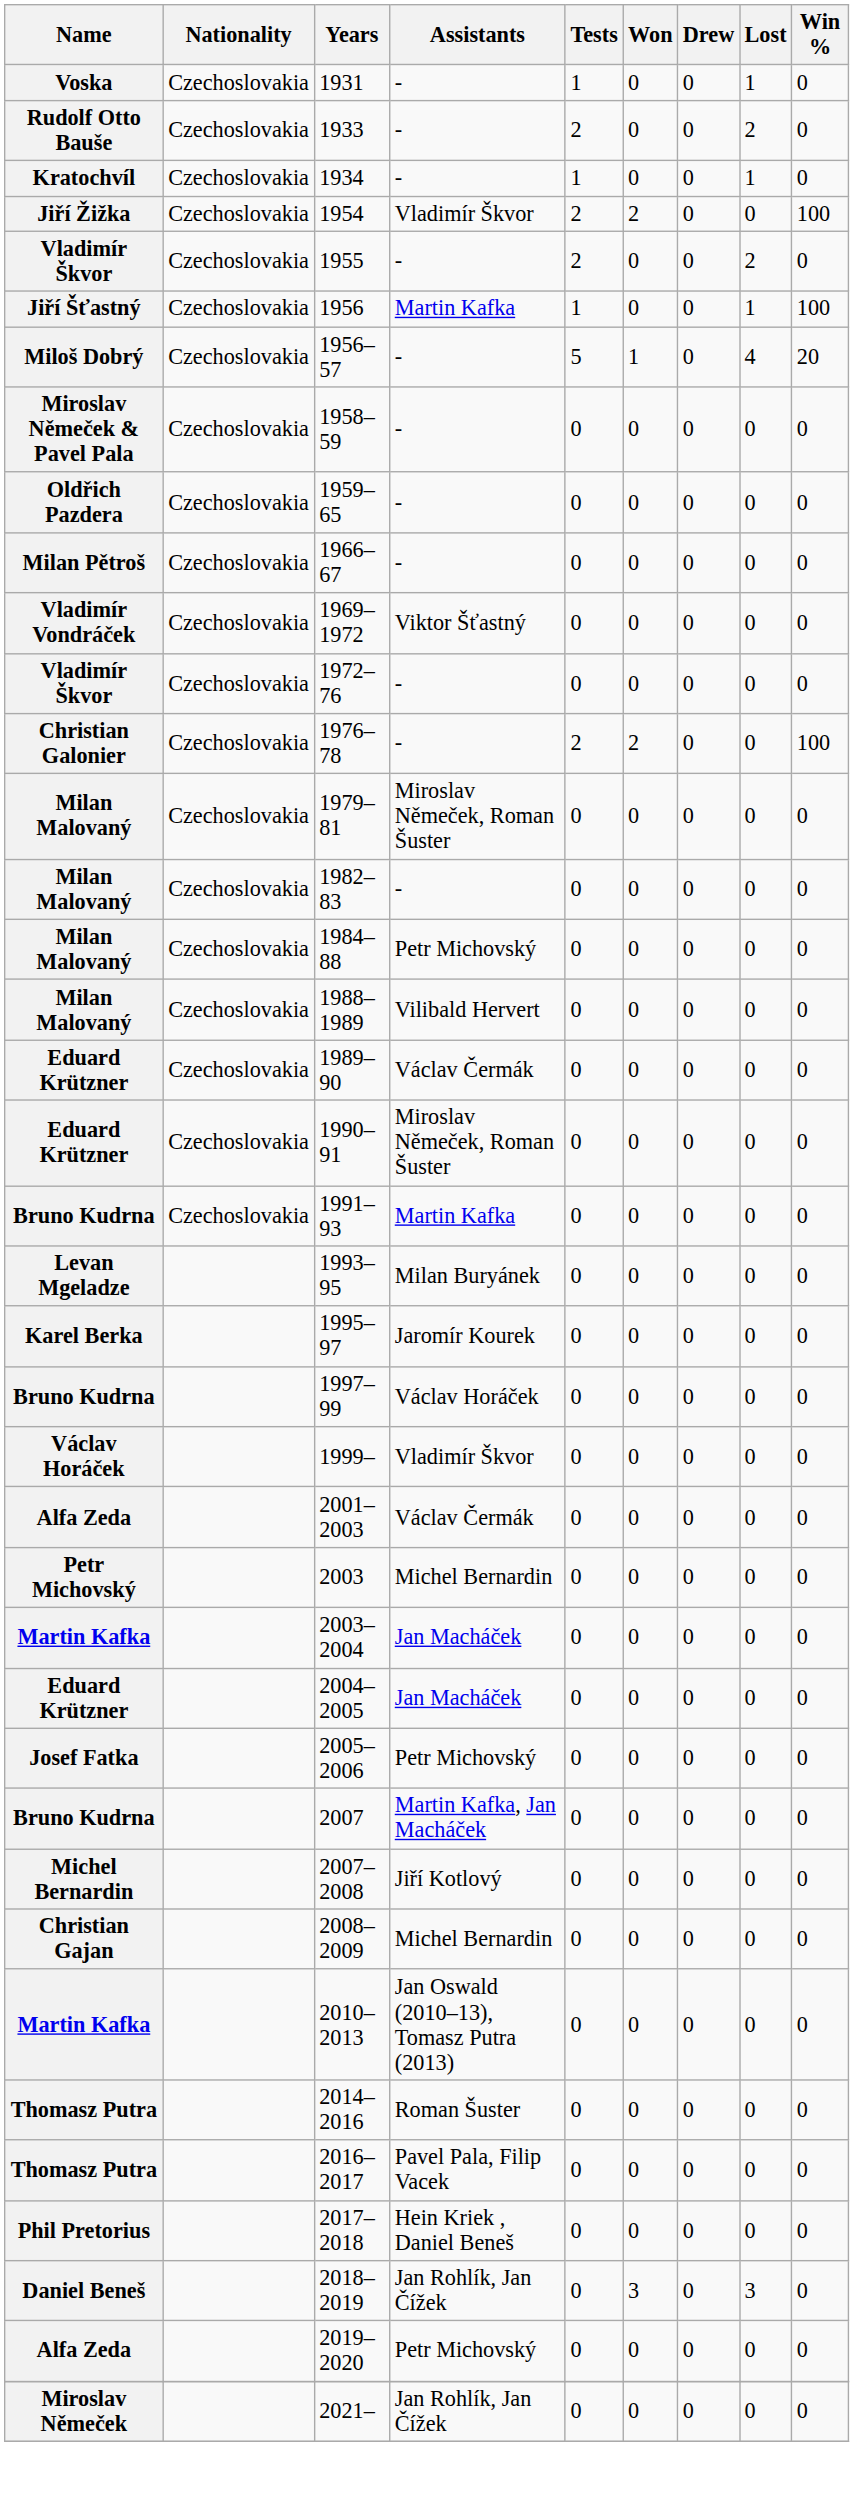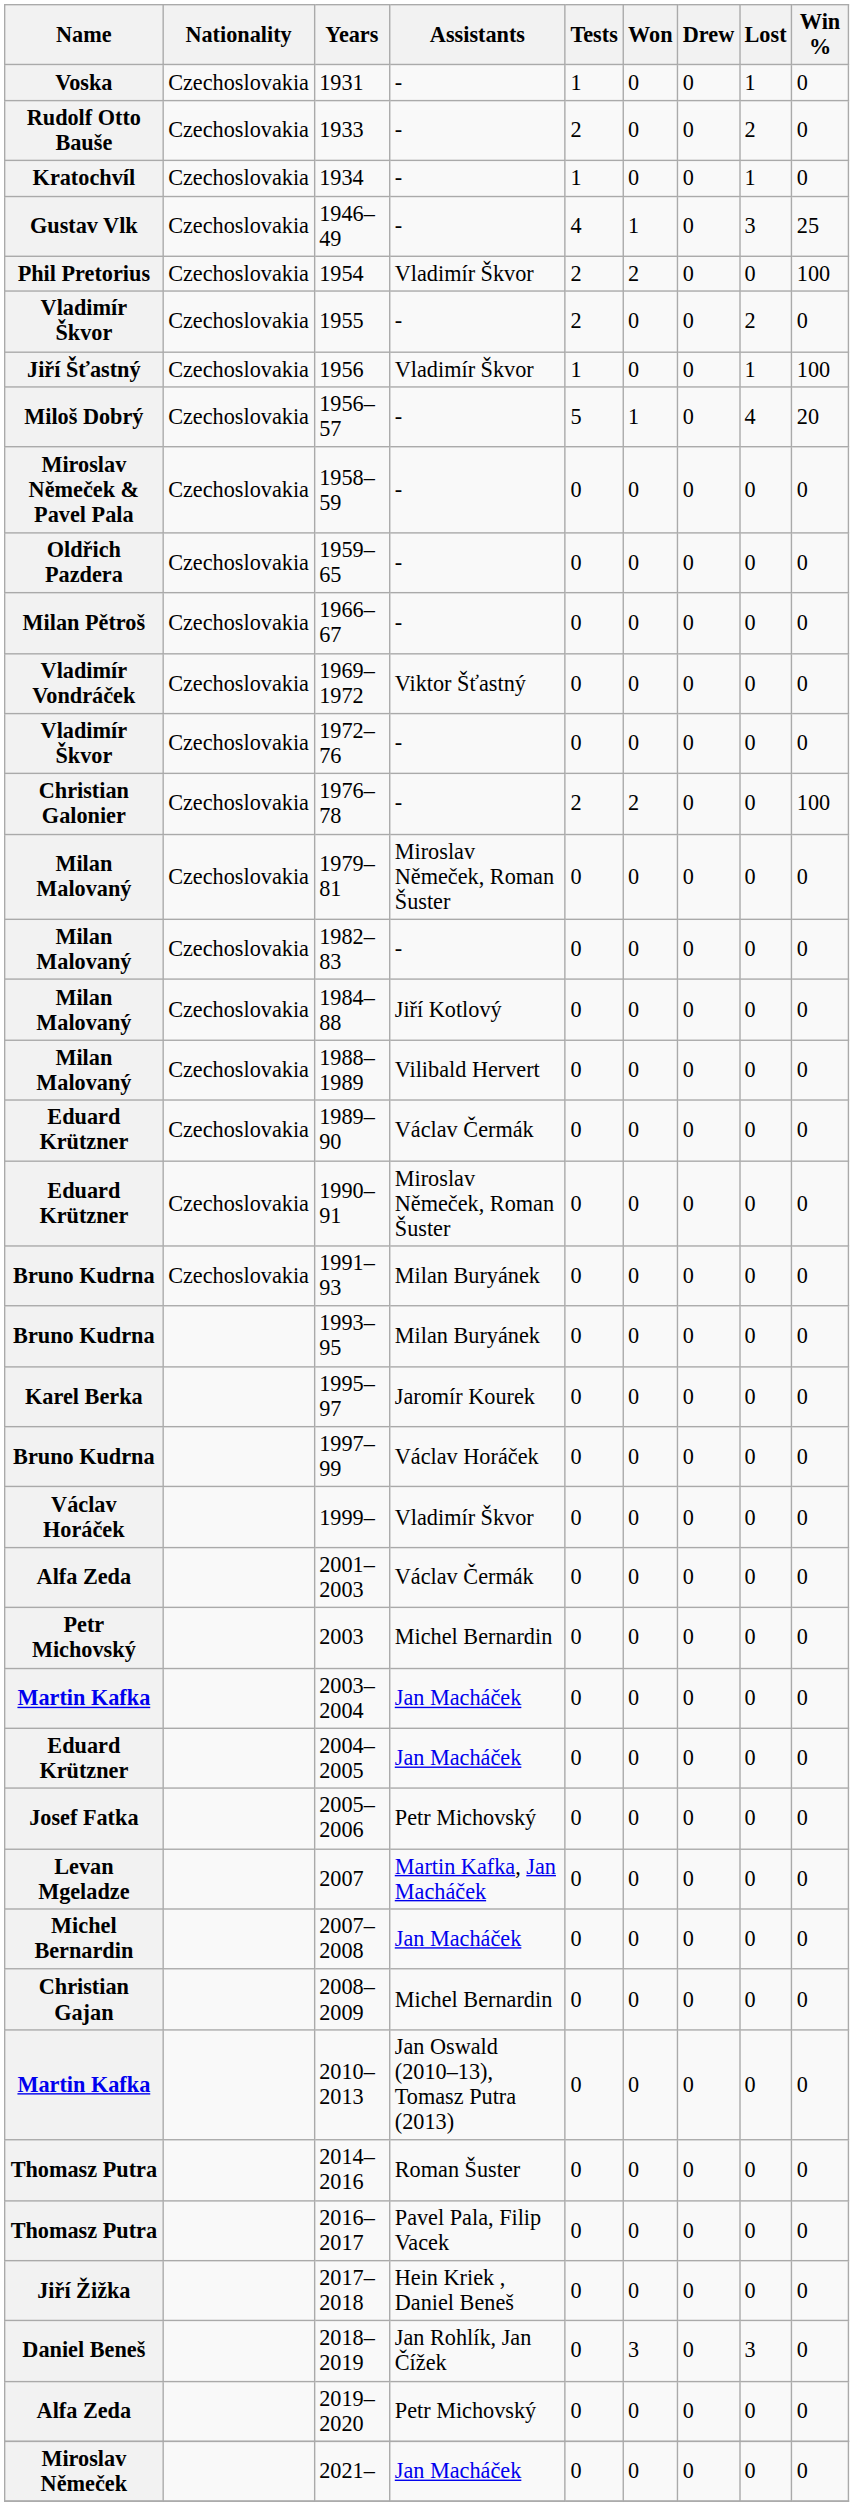+ row: (347, 225)
(84, 213) Jiří Žižka -> (84, 273) Phil Pretorius
(455, 308) Martin Kafka -> (464, 369) Vladimír Škvor
(466, 949) Petr Michovský -> (448, 1009) Jiří Kotlový
(455, 1215) Martin Kafka -> (467, 1275) Milan Buryánek
(84, 1275) Levan Mgeladze -> (84, 1336) Bruno Kudrna
(84, 1818) Bruno Kudrna -> (84, 1878) Levan Mgeladze
(448, 1878) Jiří Kotlový -> (458, 1938) Jan Macháček
(84, 2230) Phil Pretorius -> (84, 2290) Jiří Žižka
(463, 2411) Jan Rohlík, Jan Čížek -> (458, 2471) Jan Macháček
